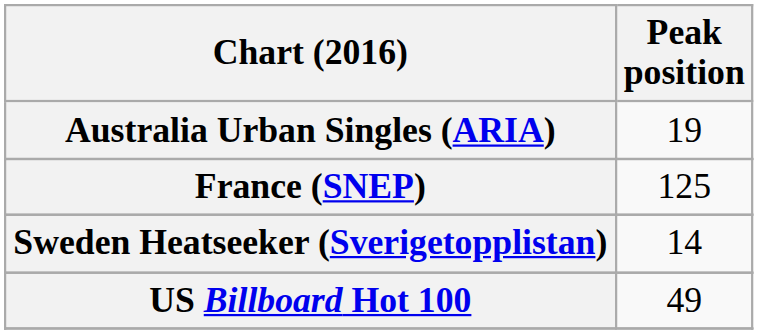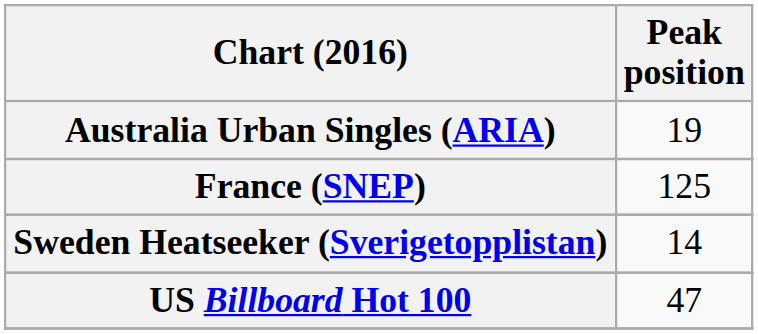(684, 299) 49 -> (684, 299) 47
